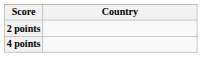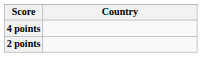rows swapped: (24, 44) <-> (24, 28)
